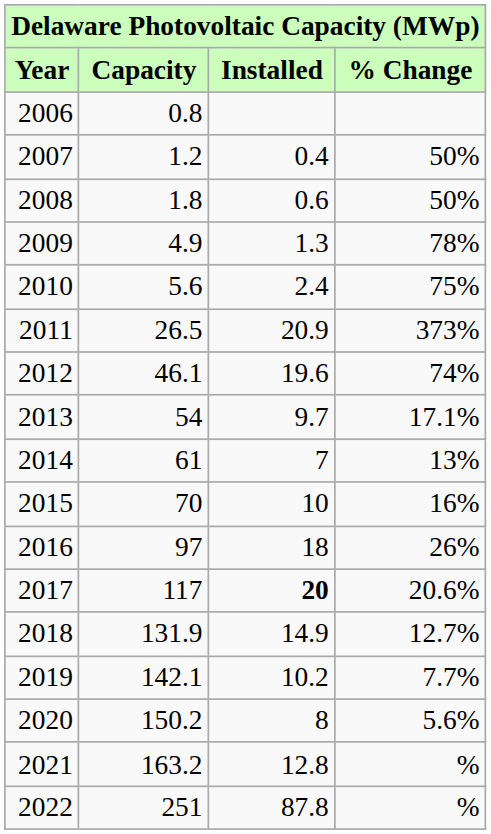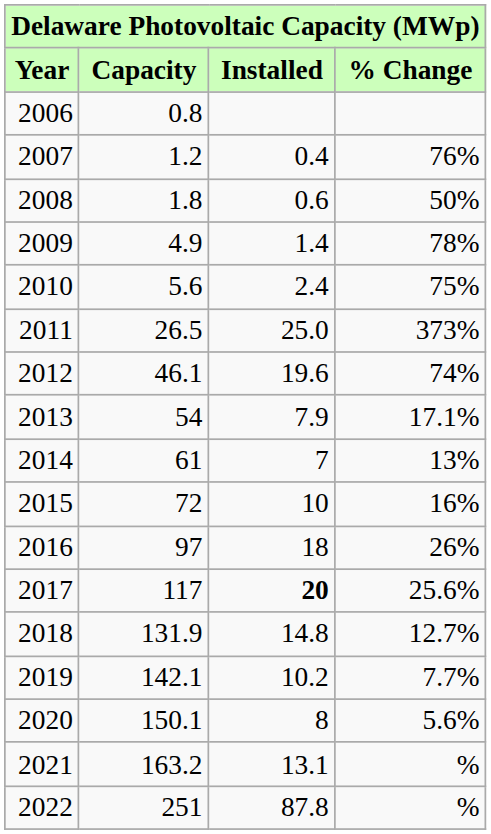(454, 156) 50% -> (454, 156) 76%
(312, 243) 1.3 -> (312, 243) 1.4
(305, 329) 20.9 -> (305, 329) 25.0
(312, 416) 9.7 -> (312, 416) 7.9
(189, 503) 70 -> (189, 503) 72
(444, 590) 20.6% -> (444, 590) 25.6%
(305, 633) 14.9 -> (305, 633) 14.8
(172, 720) 150.2 -> (172, 720) 150.1
(305, 763) 12.8 -> (305, 763) 13.1
